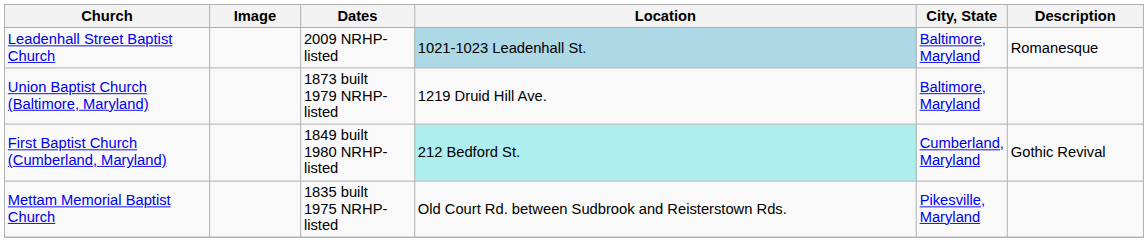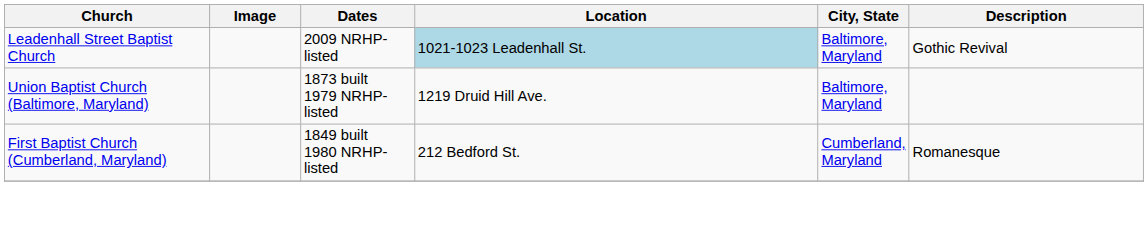(1055, 47) Romanesque -> (960, 47) Gothic Revival
(469, 152) paleturquoise background -> (469, 152) no background
(1058, 152) Gothic Revival -> (956, 152) Romanesque
- row: (89, 208)
